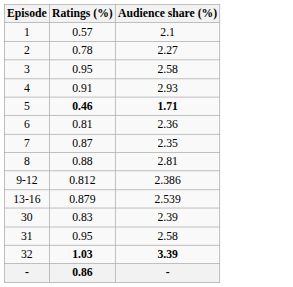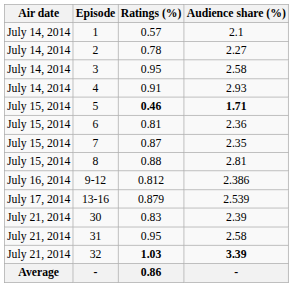+ column: (39, 13)
